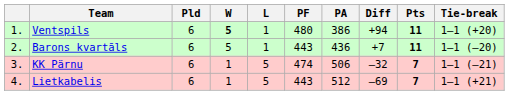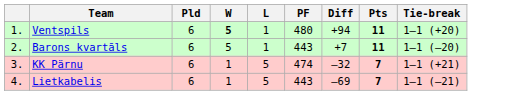- column: (341, 13)
(469, 64) 1–1 (–21) -> (432, 64) 1–1 (+21)
(469, 82) 1–1 (+21) -> (432, 82) 1–1 (–21)
